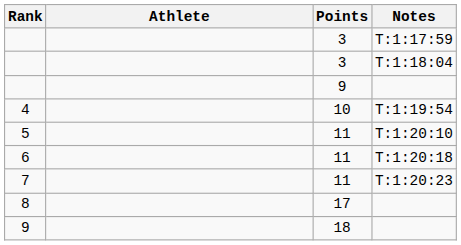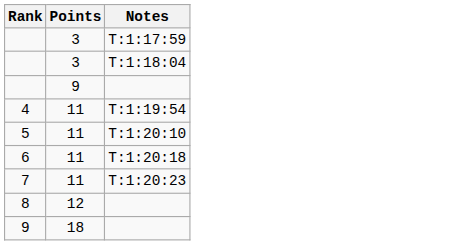- column: (179, 16)
(342, 110) 10 -> (75, 110) 11
(342, 204) 17 -> (75, 204) 12
